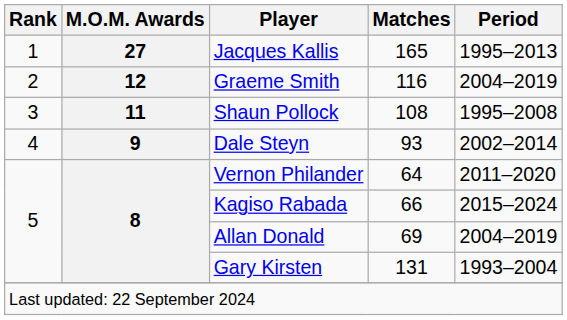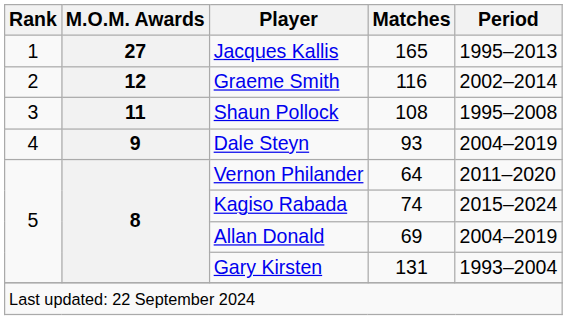(508, 81) 2004–2019 -> (508, 81) 2002–2014
(508, 143) 2002–2014 -> (508, 143) 2004–2019
(411, 205) 66 -> (411, 205) 74
